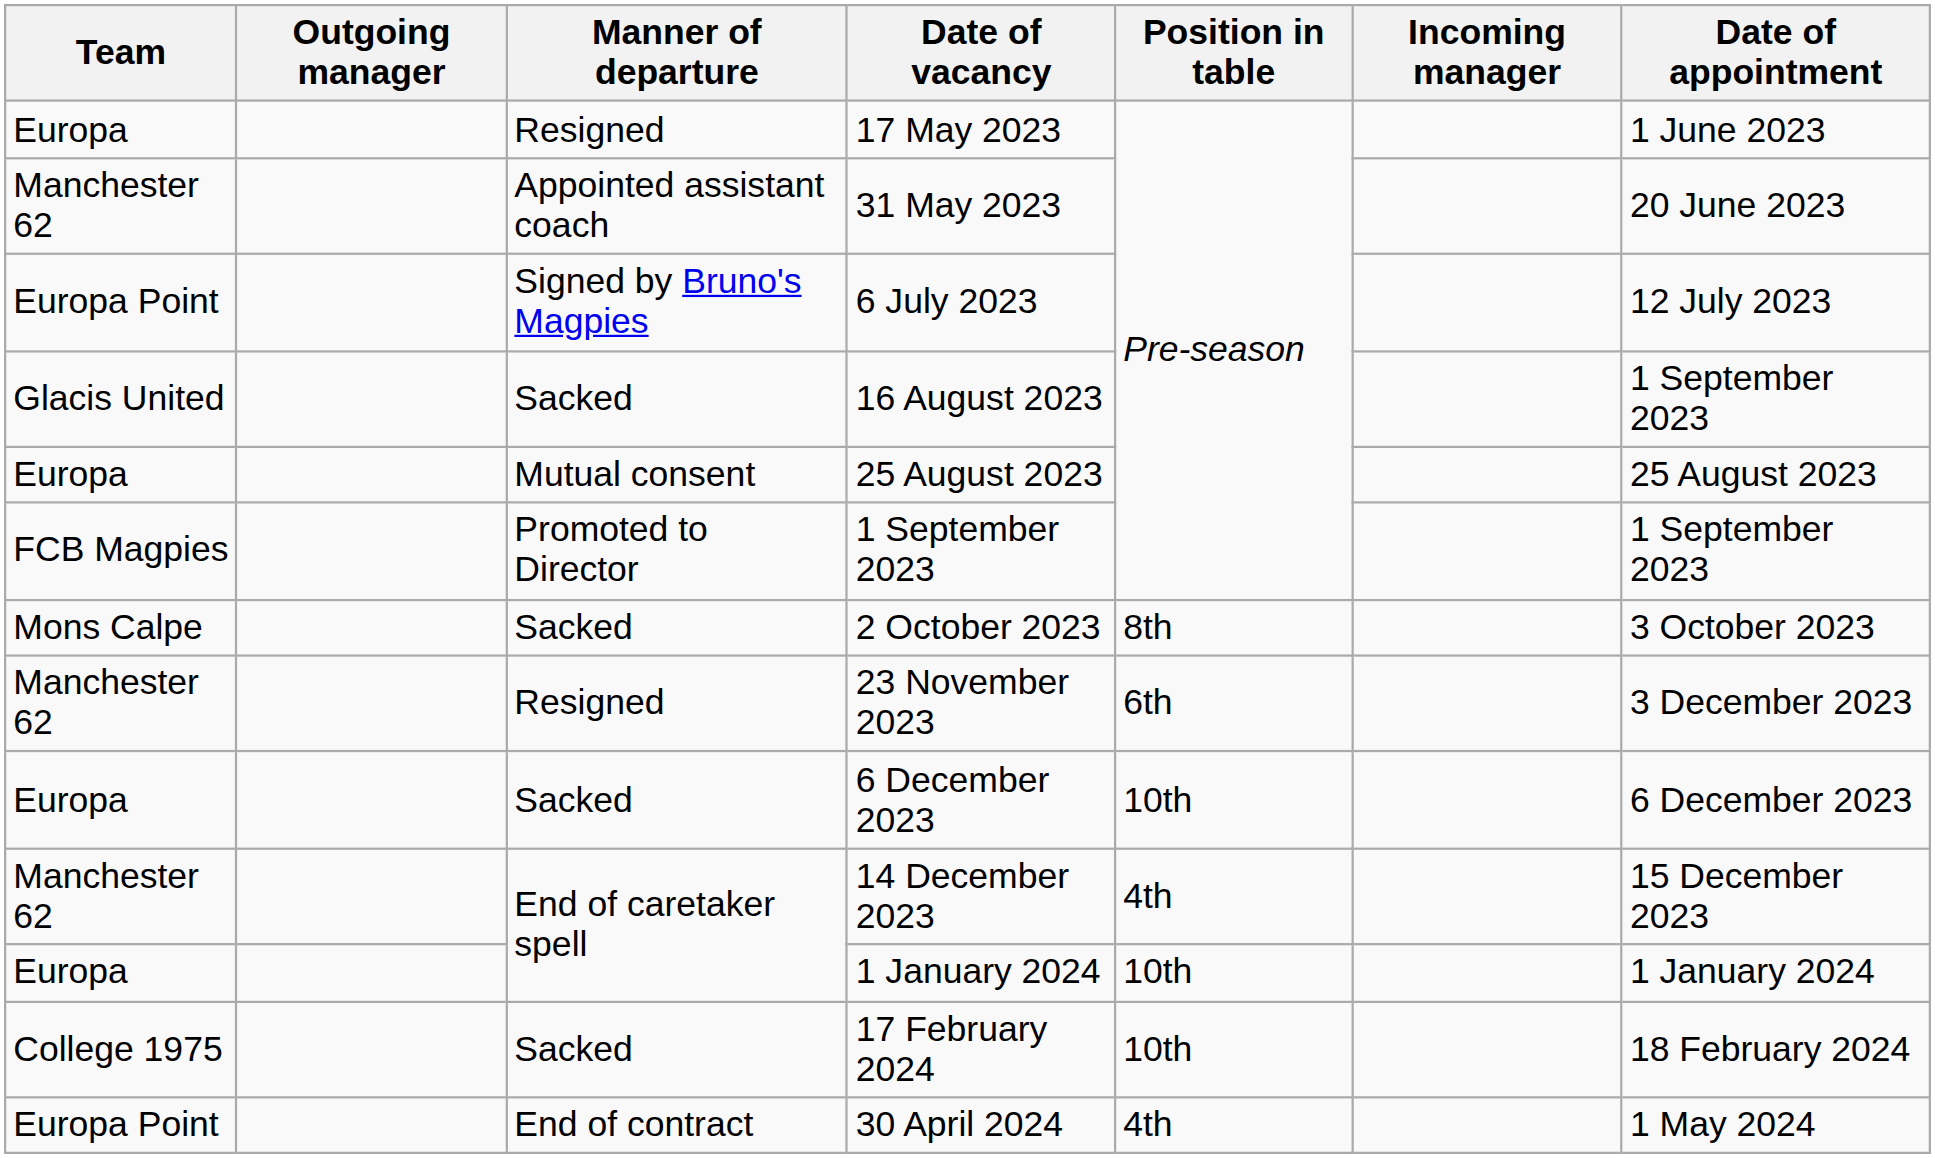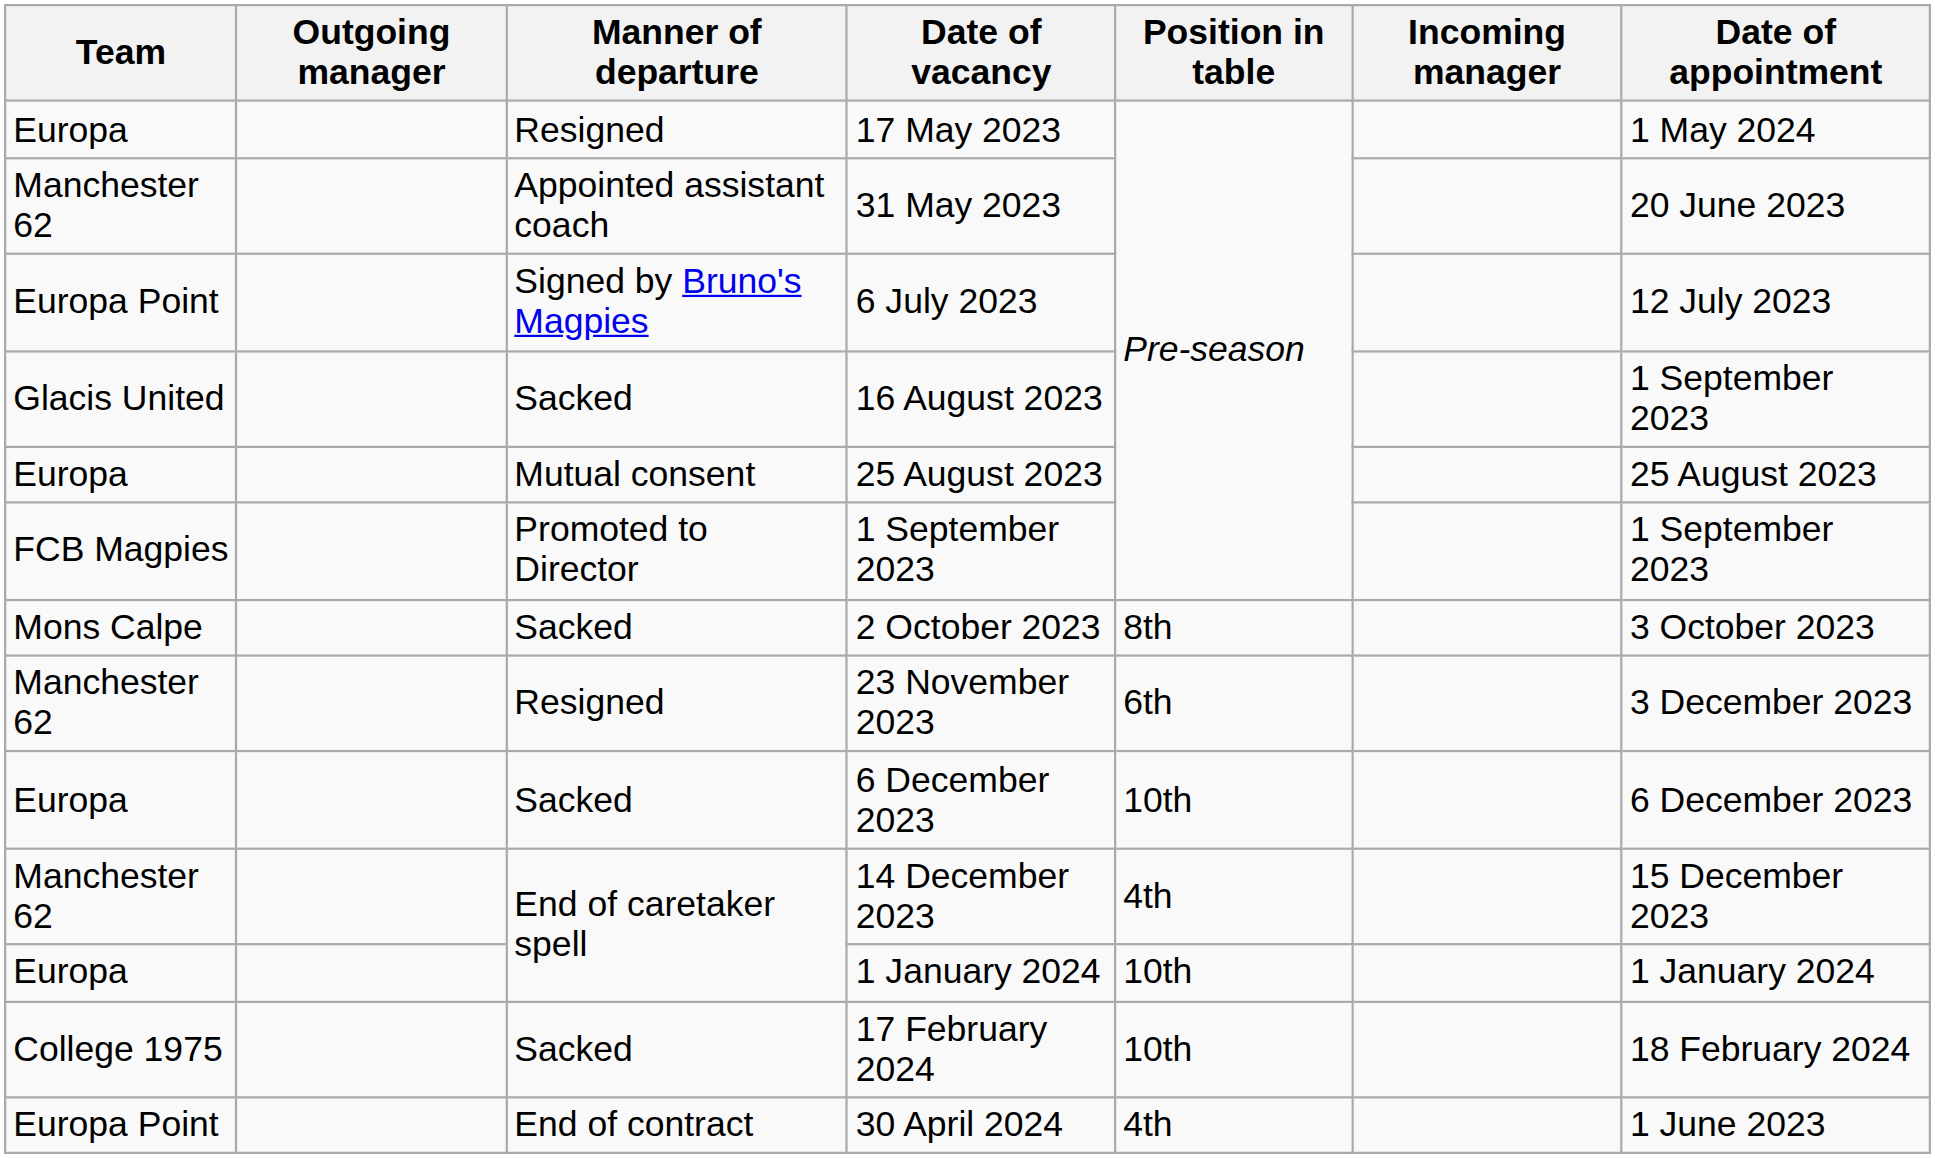(1728, 128) 1 June 2023 -> (1723, 128) 1 May 2024
(1723, 1124) 1 May 2024 -> (1728, 1124) 1 June 2023
